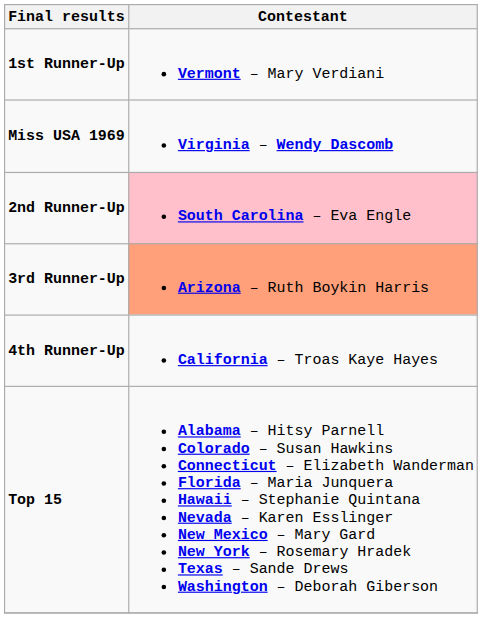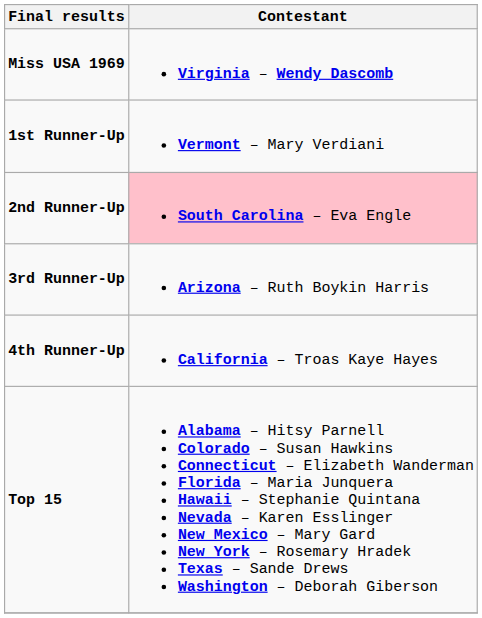rows swapped: (66, 136) <-> (66, 65)
(303, 288) lightsalmon background -> (303, 288) no background
